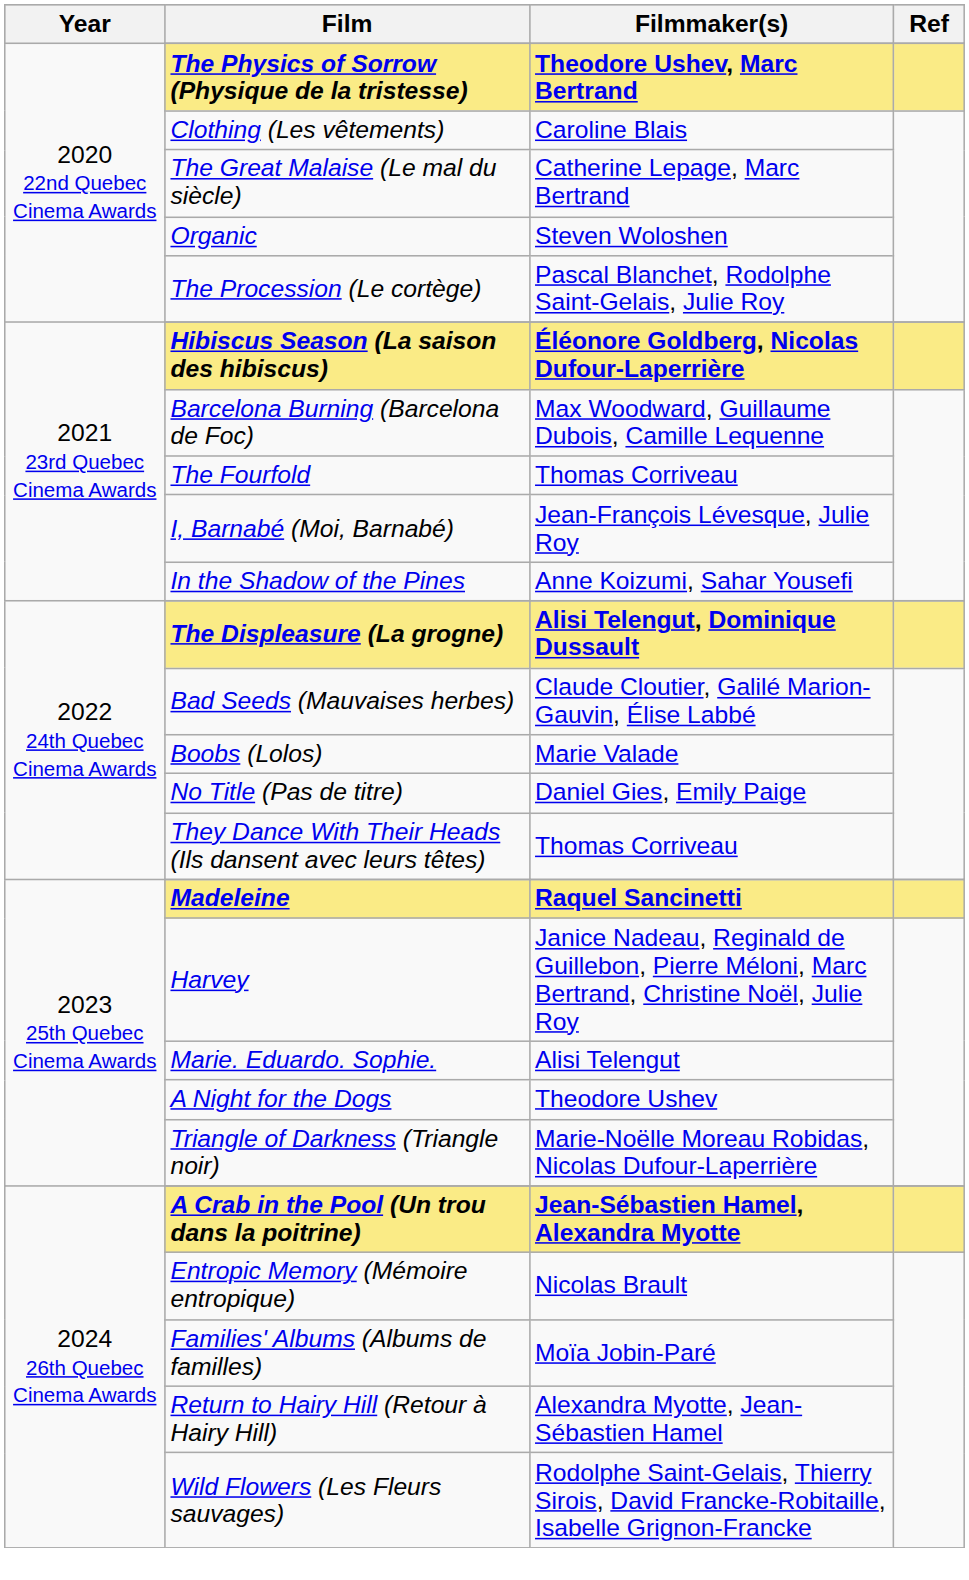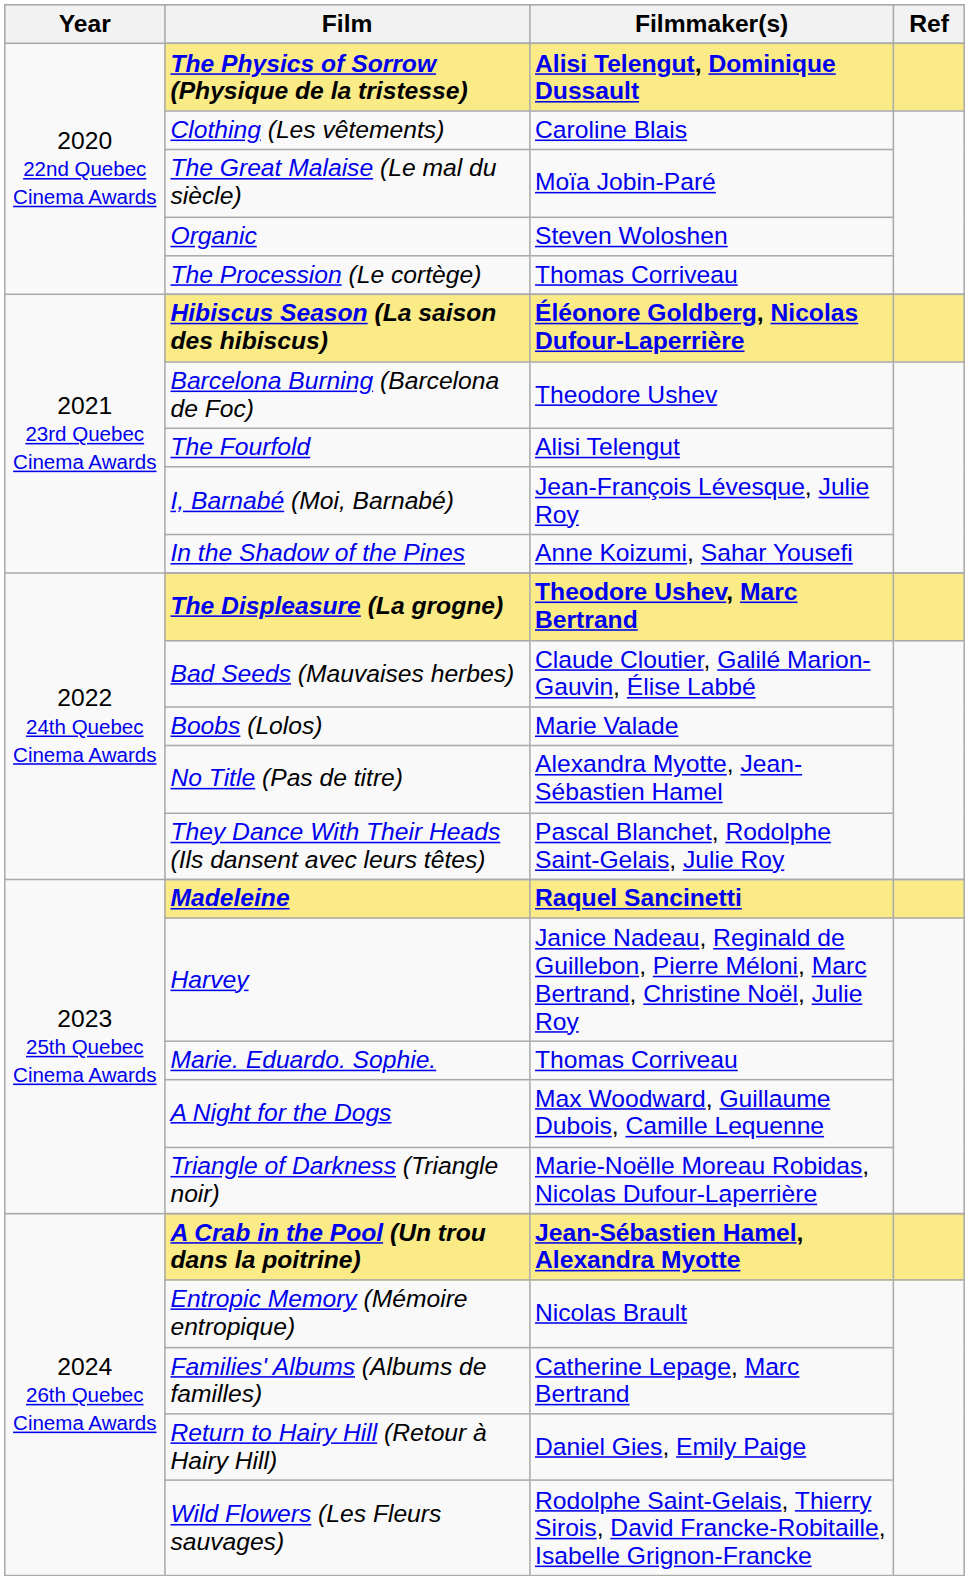(666, 76) Theodore Ushev, Marc Bertrand -> (685, 76) Alisi Telengut, Dominique Dussault
(667, 182) Catherine Lepage, Marc Bertrand -> (625, 182) Moïa Jobin-Paré
(683, 288) Pascal Blanchet, Rodolphe Saint-Gelais, Julie Roy -> (636, 274) Thomas Corriveau
(683, 422) Max Woodward, Guillaume Dubois, Camille Lequenne -> (626, 394) Theodore Ushev
(636, 475) Thomas Corriveau -> (607, 447) Alisi Telengut
(685, 634) Alisi Telengut, Dominique Dussault -> (666, 606) Theodore Ushev, Marc Bertrand
(671, 792) Daniel Gies, Emily Paige -> (669, 779) Alexandra Myotte, Jean-Sébastien Hamel
(636, 845) Thomas Corriveau -> (683, 845) Pascal Blanchet, Rodolphe Saint-Gelais, Julie Roy
(607, 1060) Alisi Telengut -> (636, 1060) Thomas Corriveau
(626, 1099) Theodore Ushev -> (683, 1113) Max Woodward, Guillaume Dubois, Camille Lequenne
(625, 1352) Moïa Jobin-Paré -> (667, 1380) Catherine Lepage, Marc Bertrand
(669, 1419) Alexandra Myotte, Jean-Sébastien Hamel -> (671, 1446) Daniel Gies, Emily Paige
